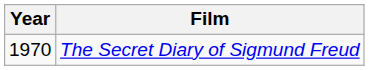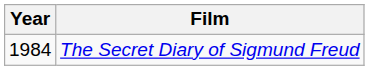(30, 49) 1970 -> (30, 49) 1984
